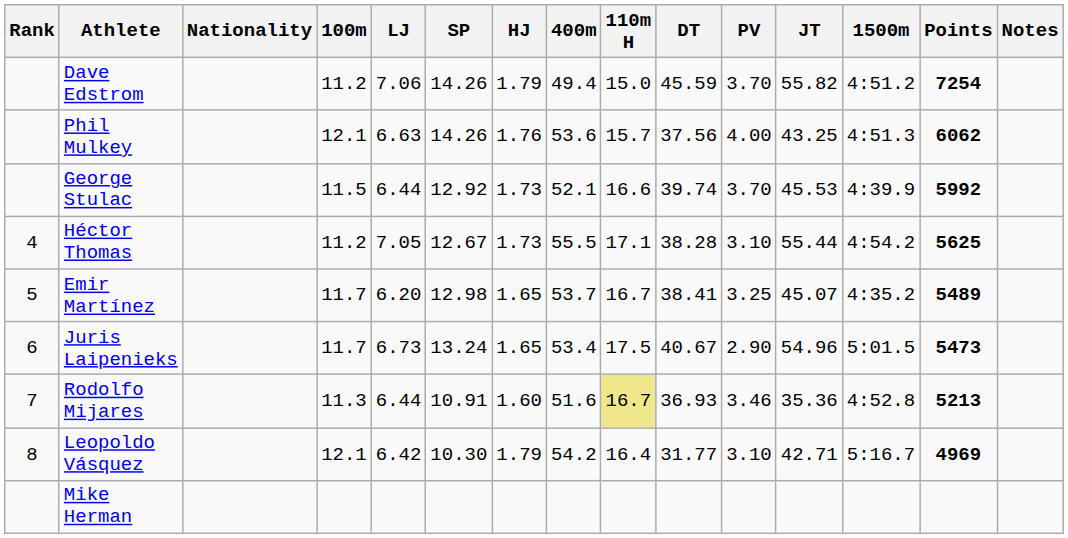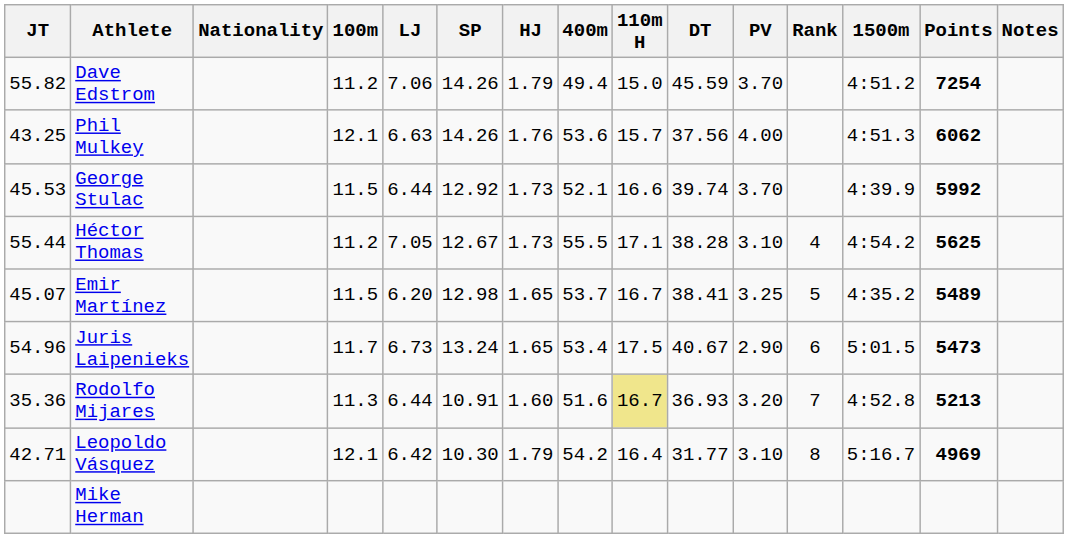columns swapped: (32, 31) <-> (809, 31)
(344, 295) 11.7 -> (355, 295) 11.5
(749, 401) 3.46 -> (760, 401) 3.20
